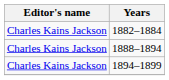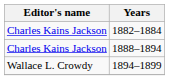(57, 65) Charles Kains Jackson -> (50, 65) Wallace L. Crowdy
